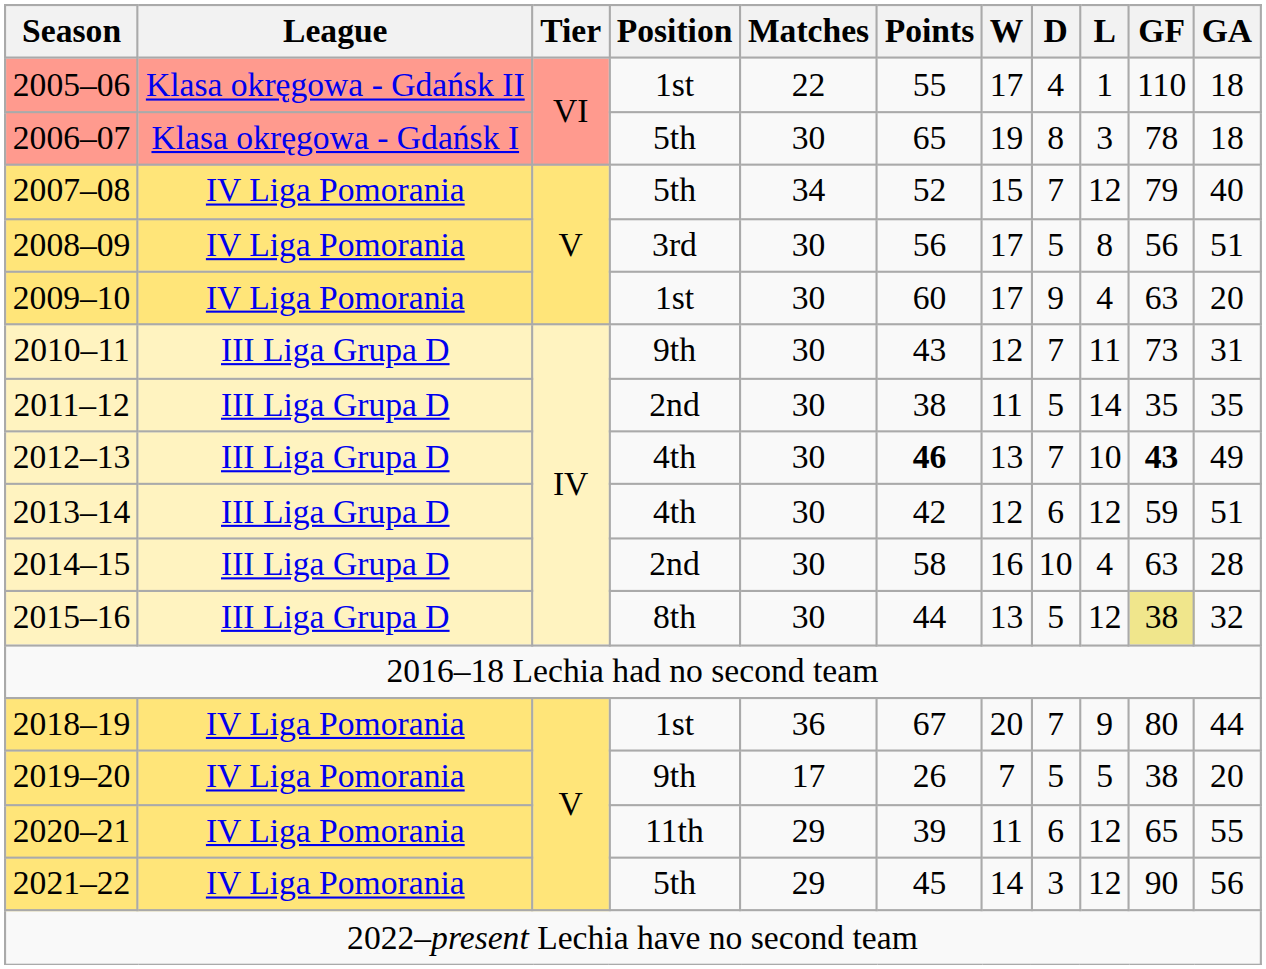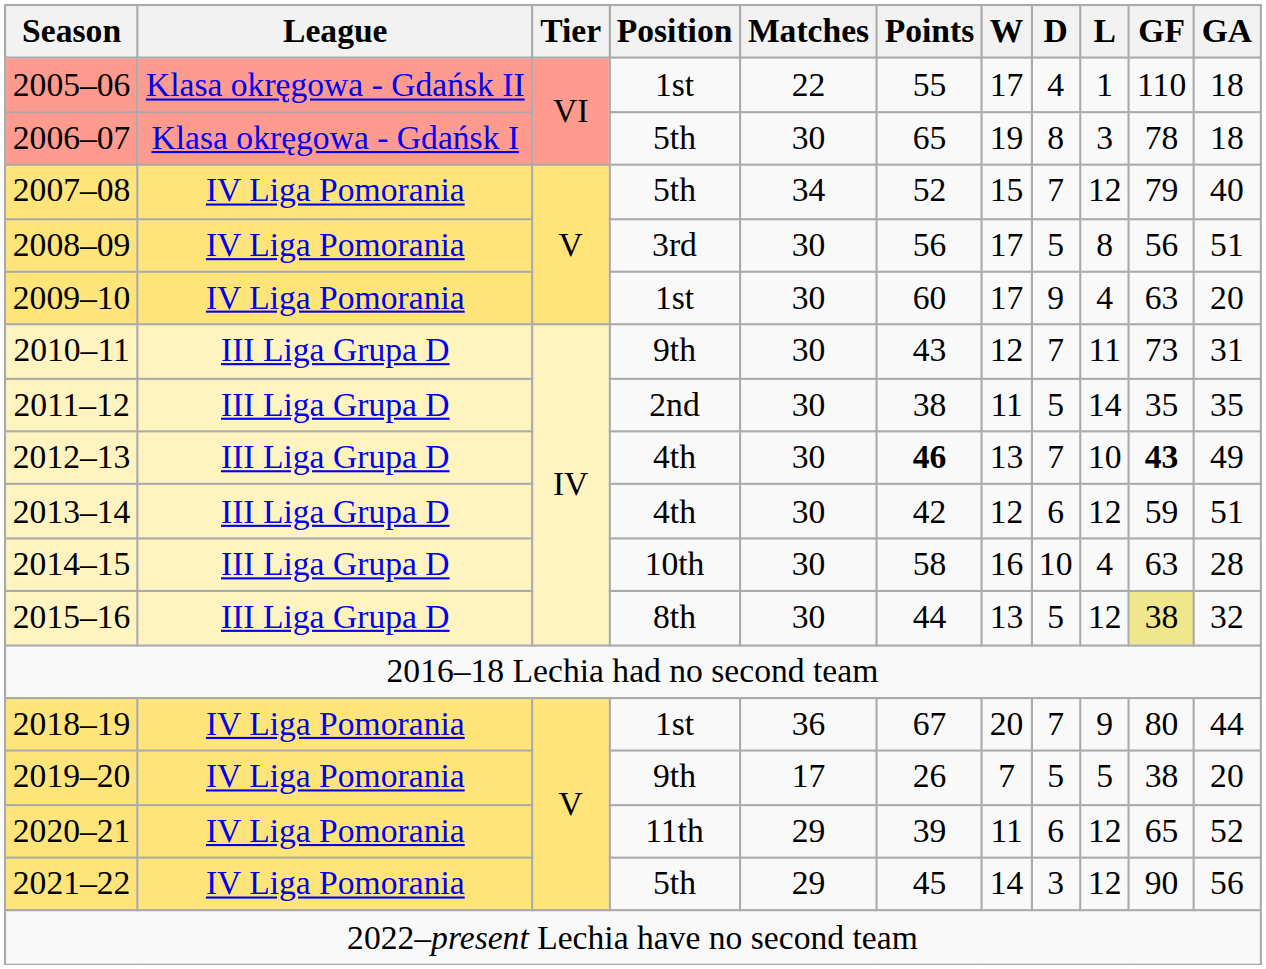(675, 564) 2nd -> (675, 564) 10th
(1227, 830) 55 -> (1227, 830) 52
